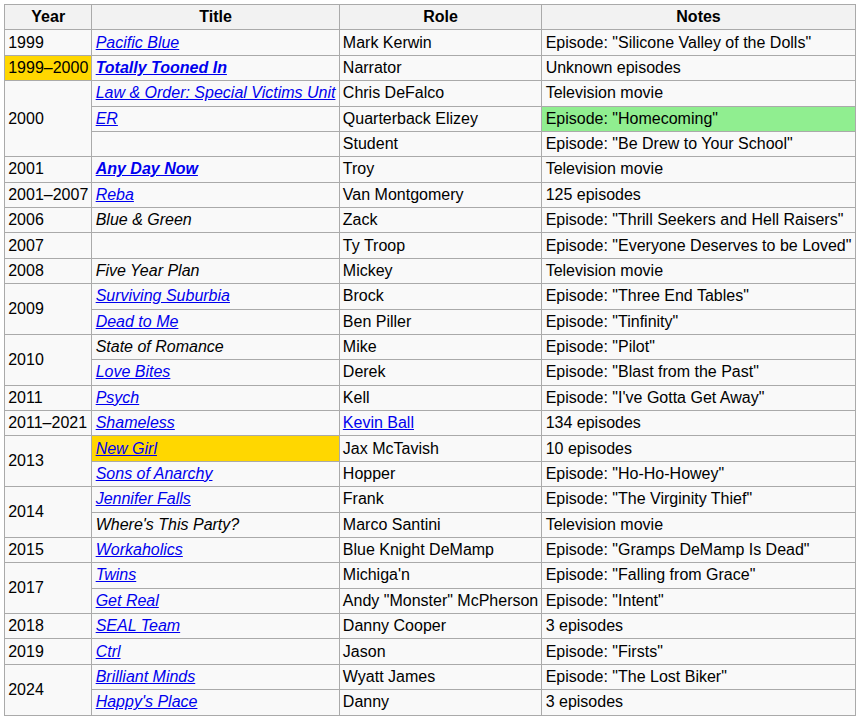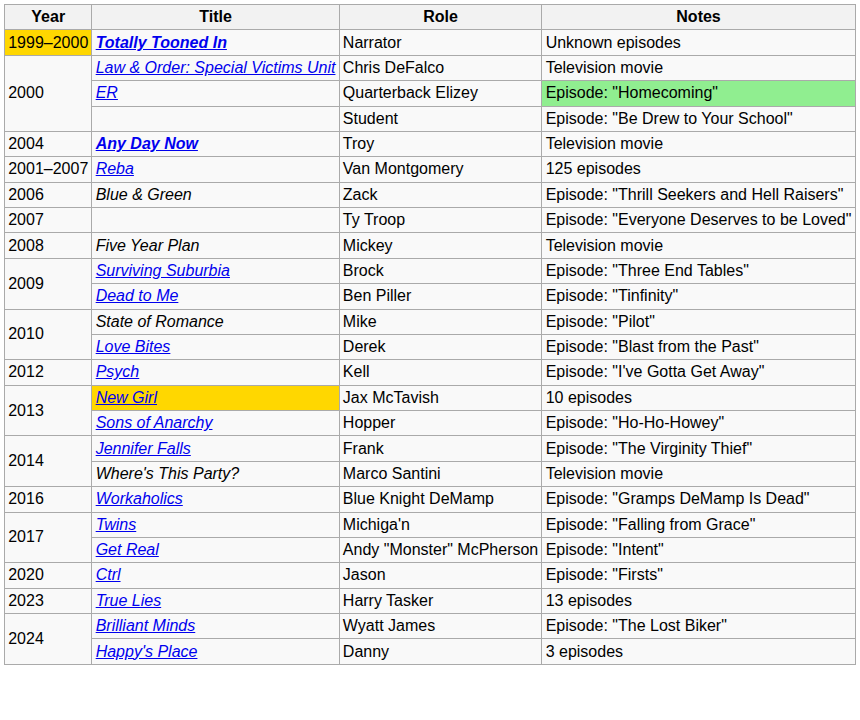- row: (387, 42)
(26, 169) 2001 -> (26, 144) 2004
(25, 397) 2011 -> (26, 372) 2012
- row: (378, 423)
(26, 550) 2015 -> (26, 499) 2016
- row: (394, 626)
(26, 651) 2019 -> (26, 575) 2020
+ row: (388, 600)
